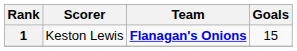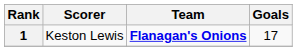(271, 35) 15 -> (271, 35) 17
